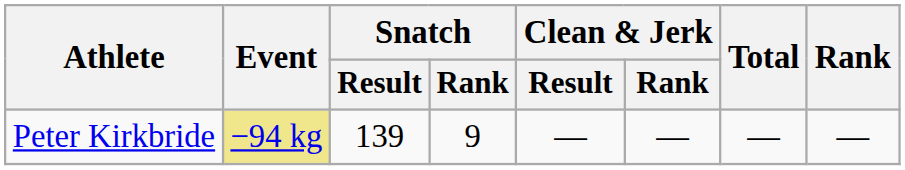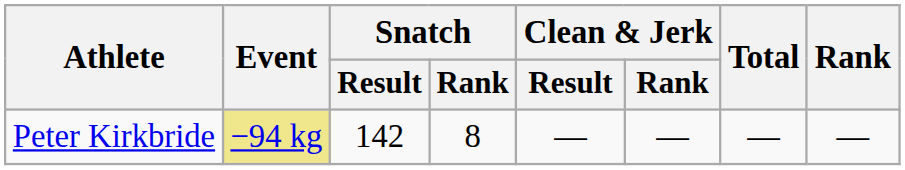(380, 136) 139 -> (380, 136) 142
(473, 136) 9 -> (473, 136) 8
